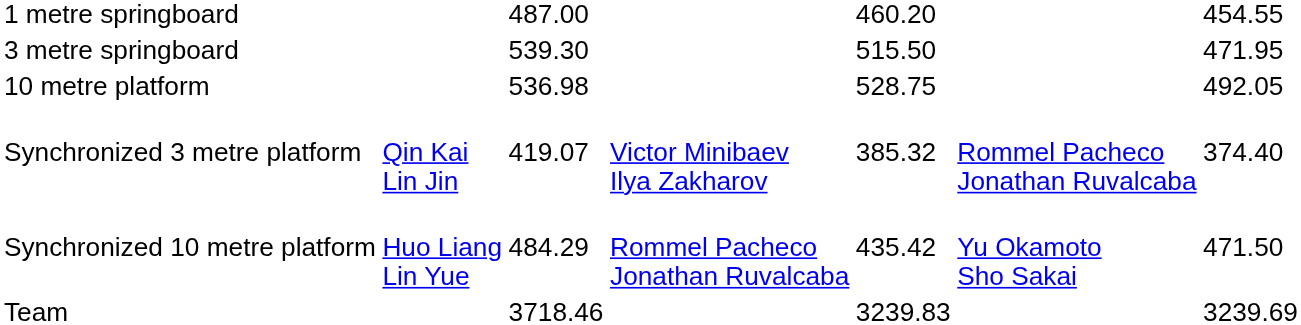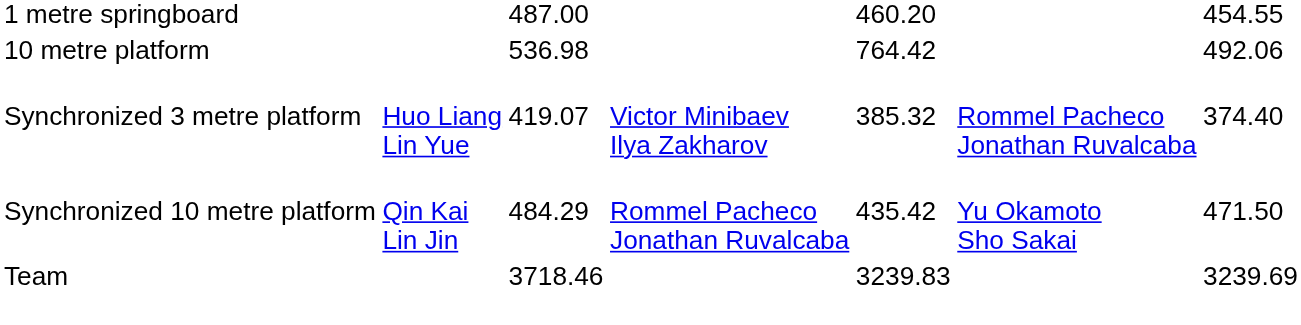- row: (121, 50)
(896, 86) 528.75 -> (896, 50) 764.42
(1243, 86) 492.05 -> (1243, 50) 492.06
(425, 166) Qin Kai Lin Jin -> (442, 130) Huo Liang Lin Yue
(442, 262) Huo Liang Lin Yue -> (425, 225) Qin Kai Lin Jin
